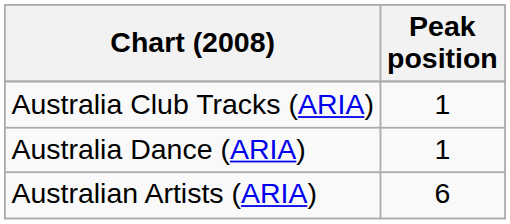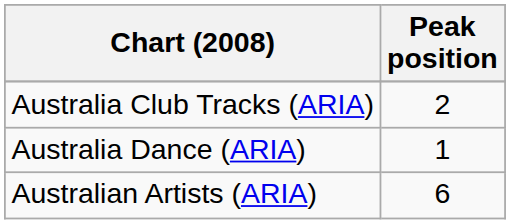(442, 104) 1 -> (442, 104) 2
